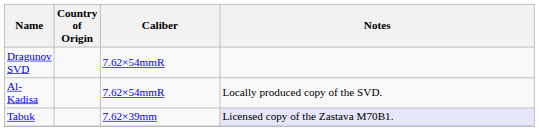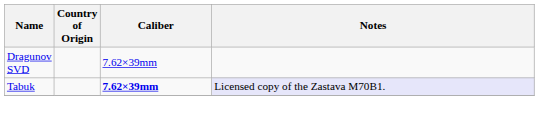(134, 62) 7.62×54mmR -> (130, 62) 7.62×39mm
- row: (22, 93)
(130, 117) normal -> (130, 86) bold
